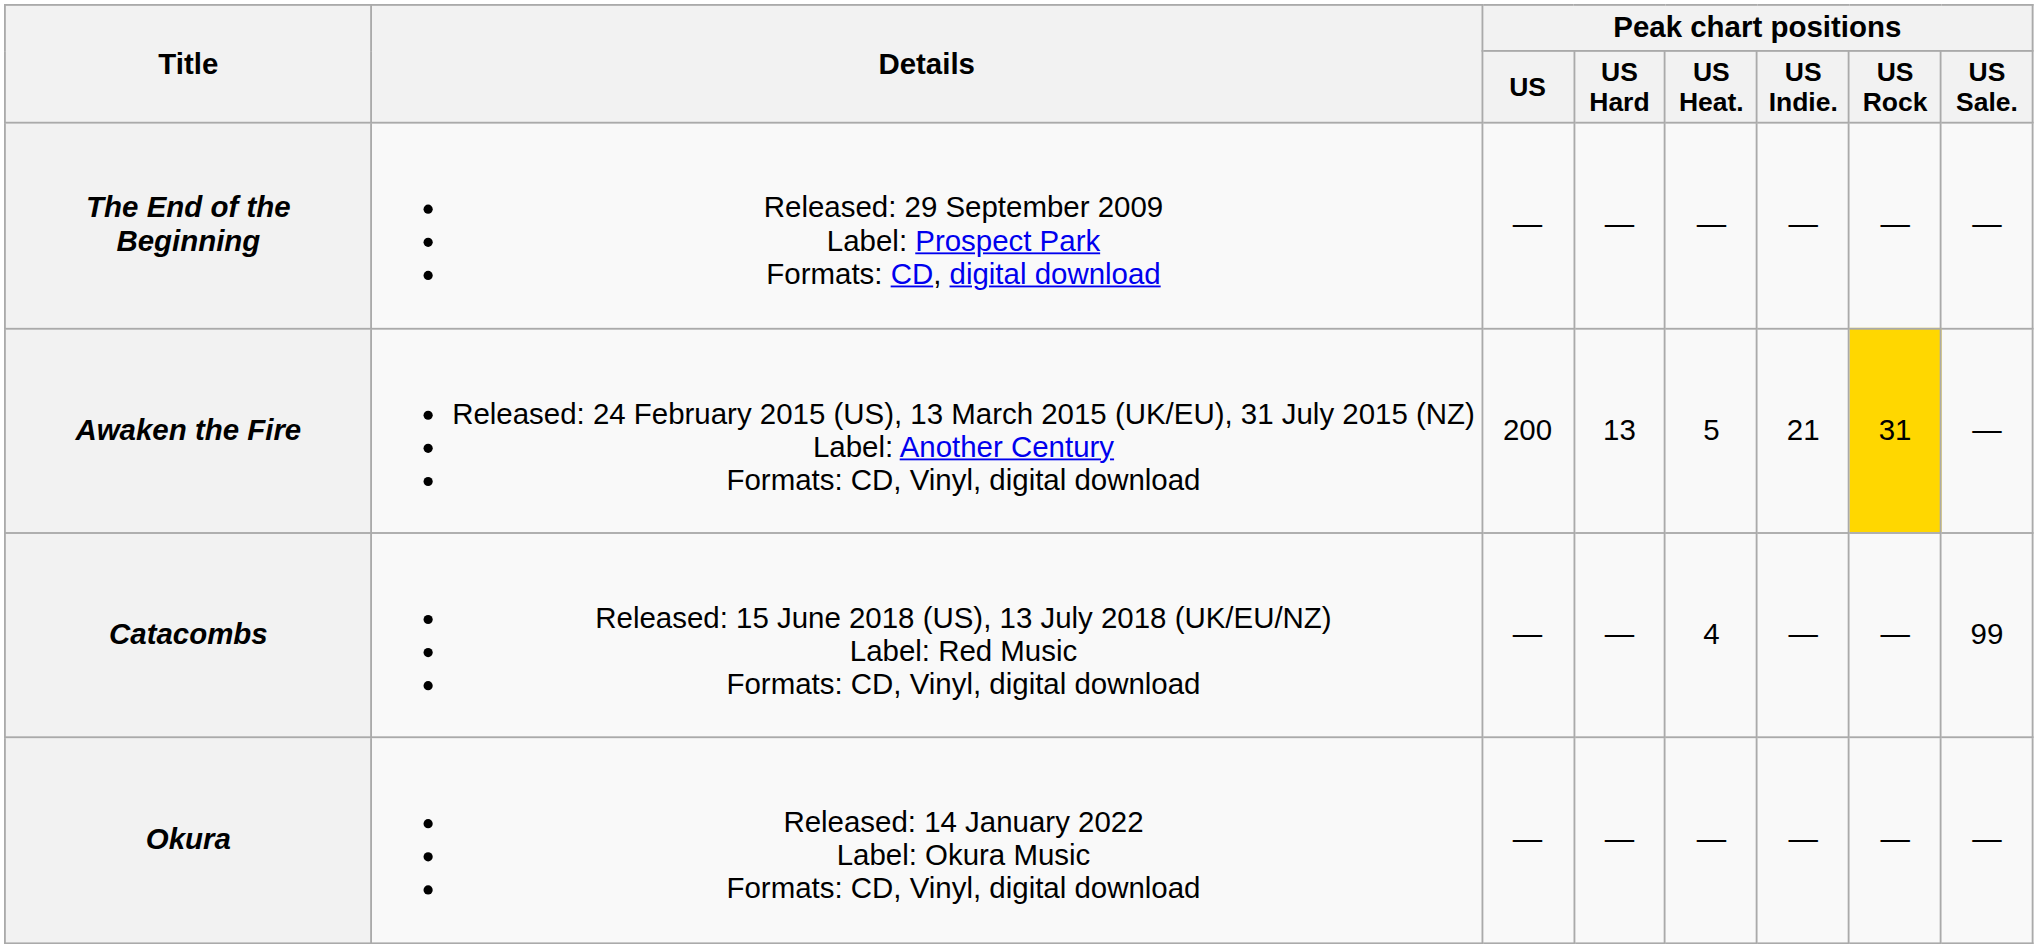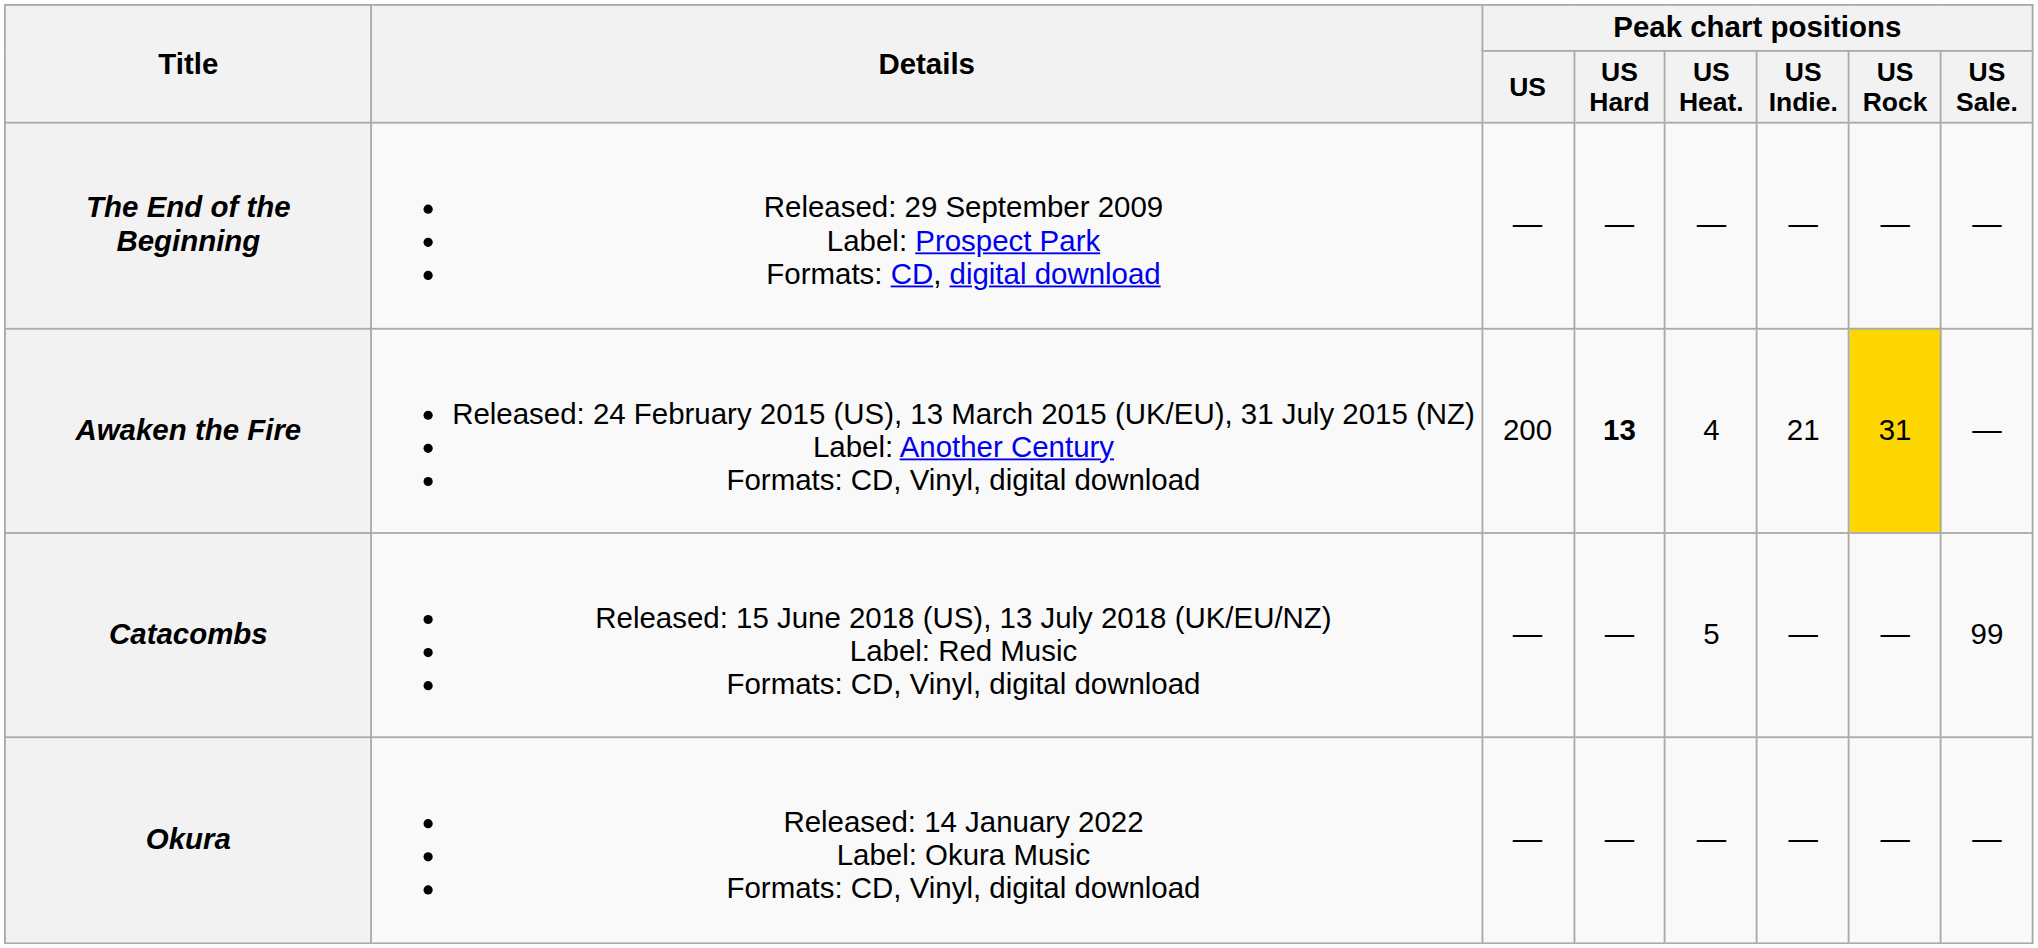(1619, 429) normal -> (1619, 429) bold
(1711, 429) 5 -> (1711, 429) 4
(1711, 634) 4 -> (1711, 634) 5
